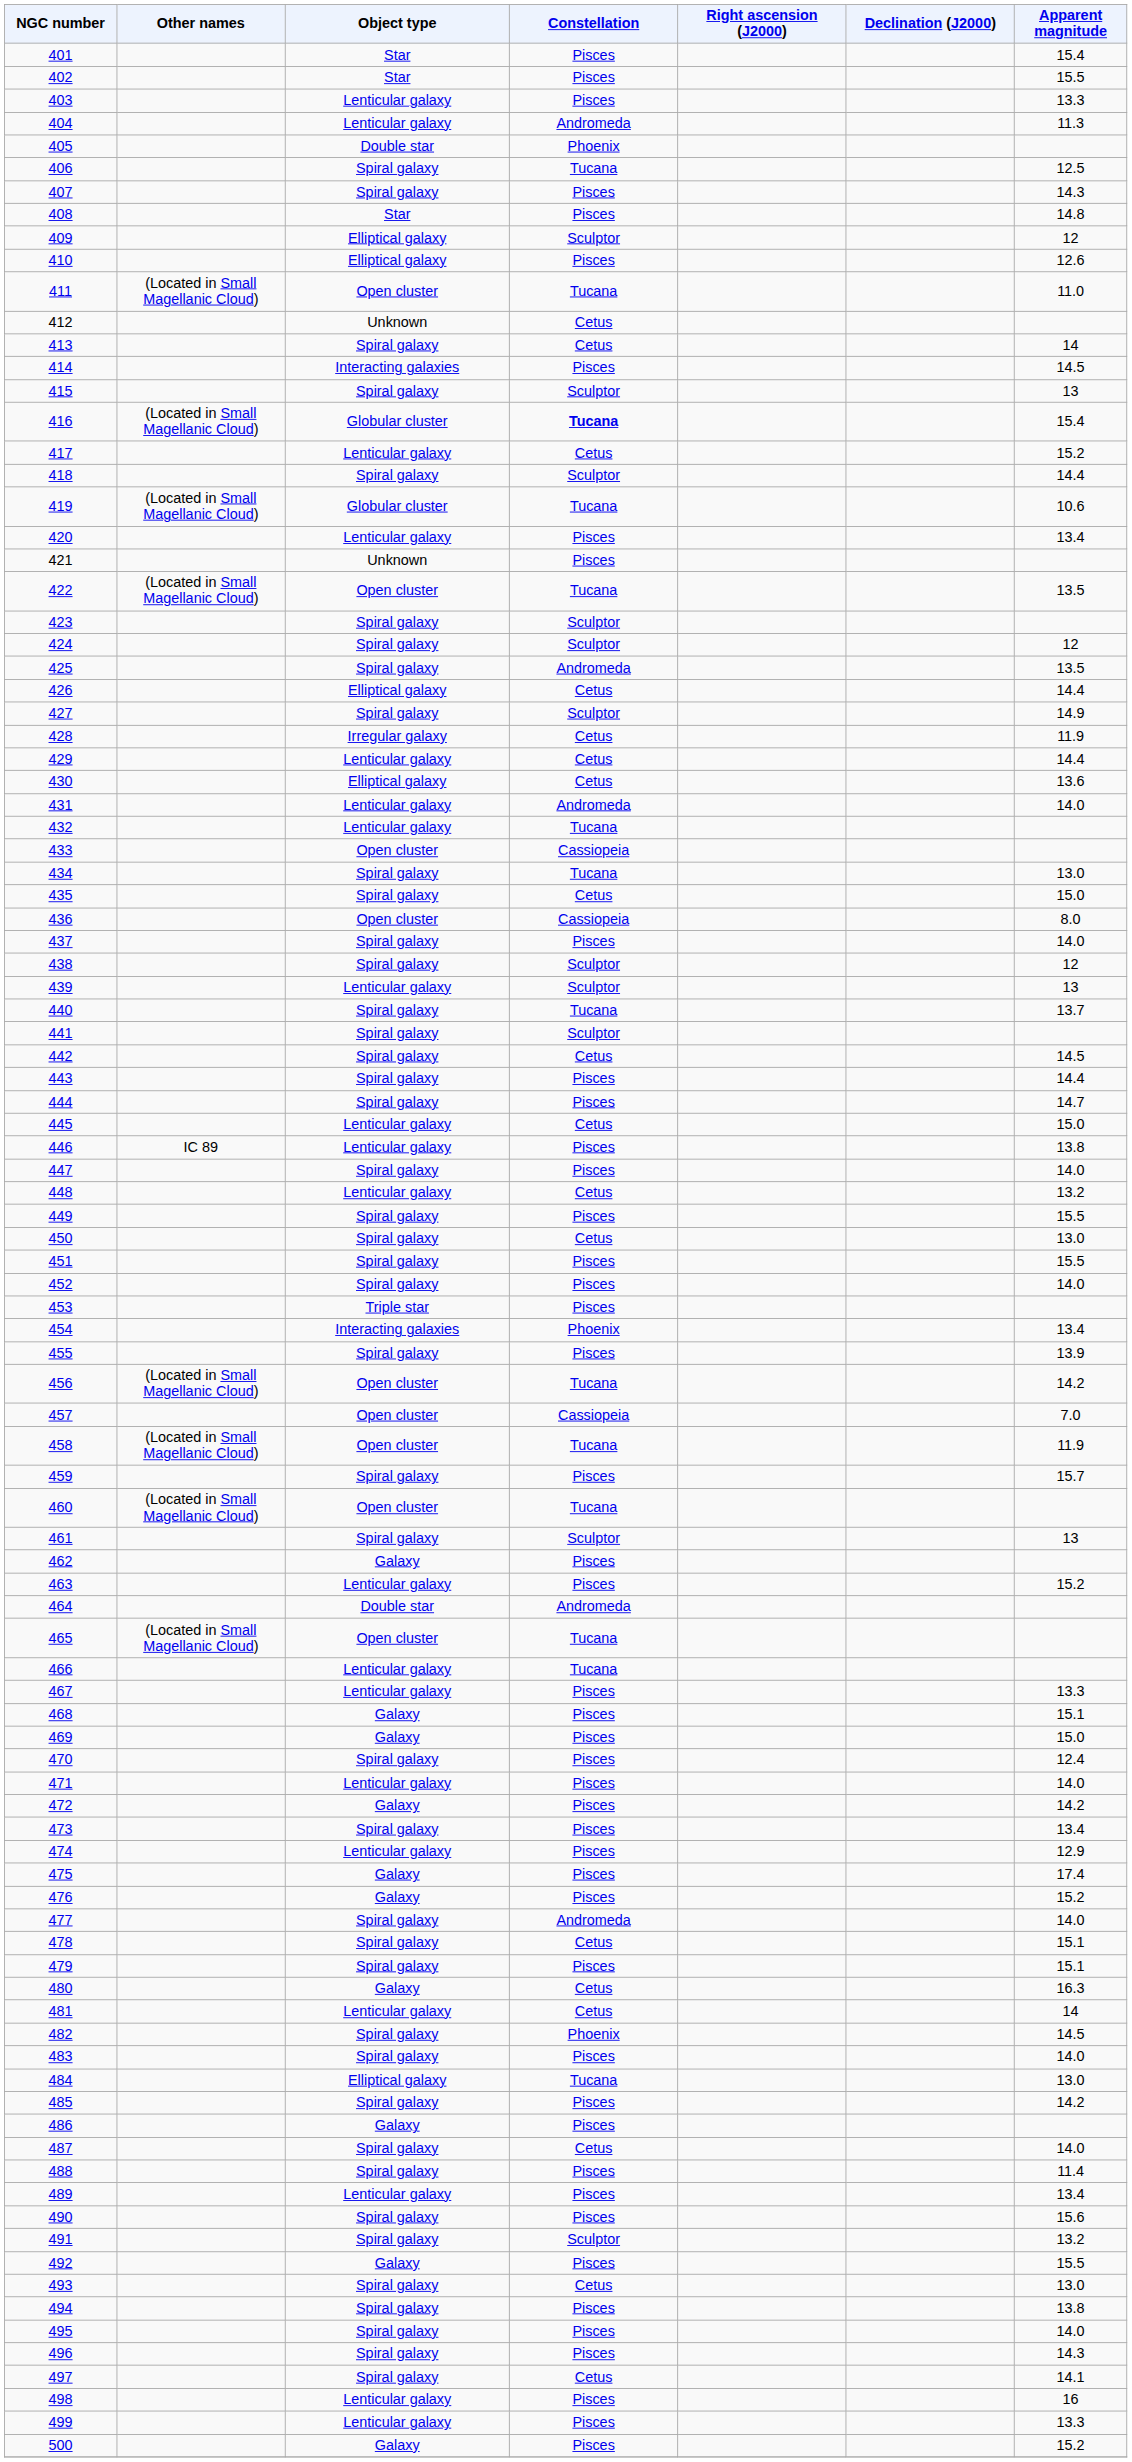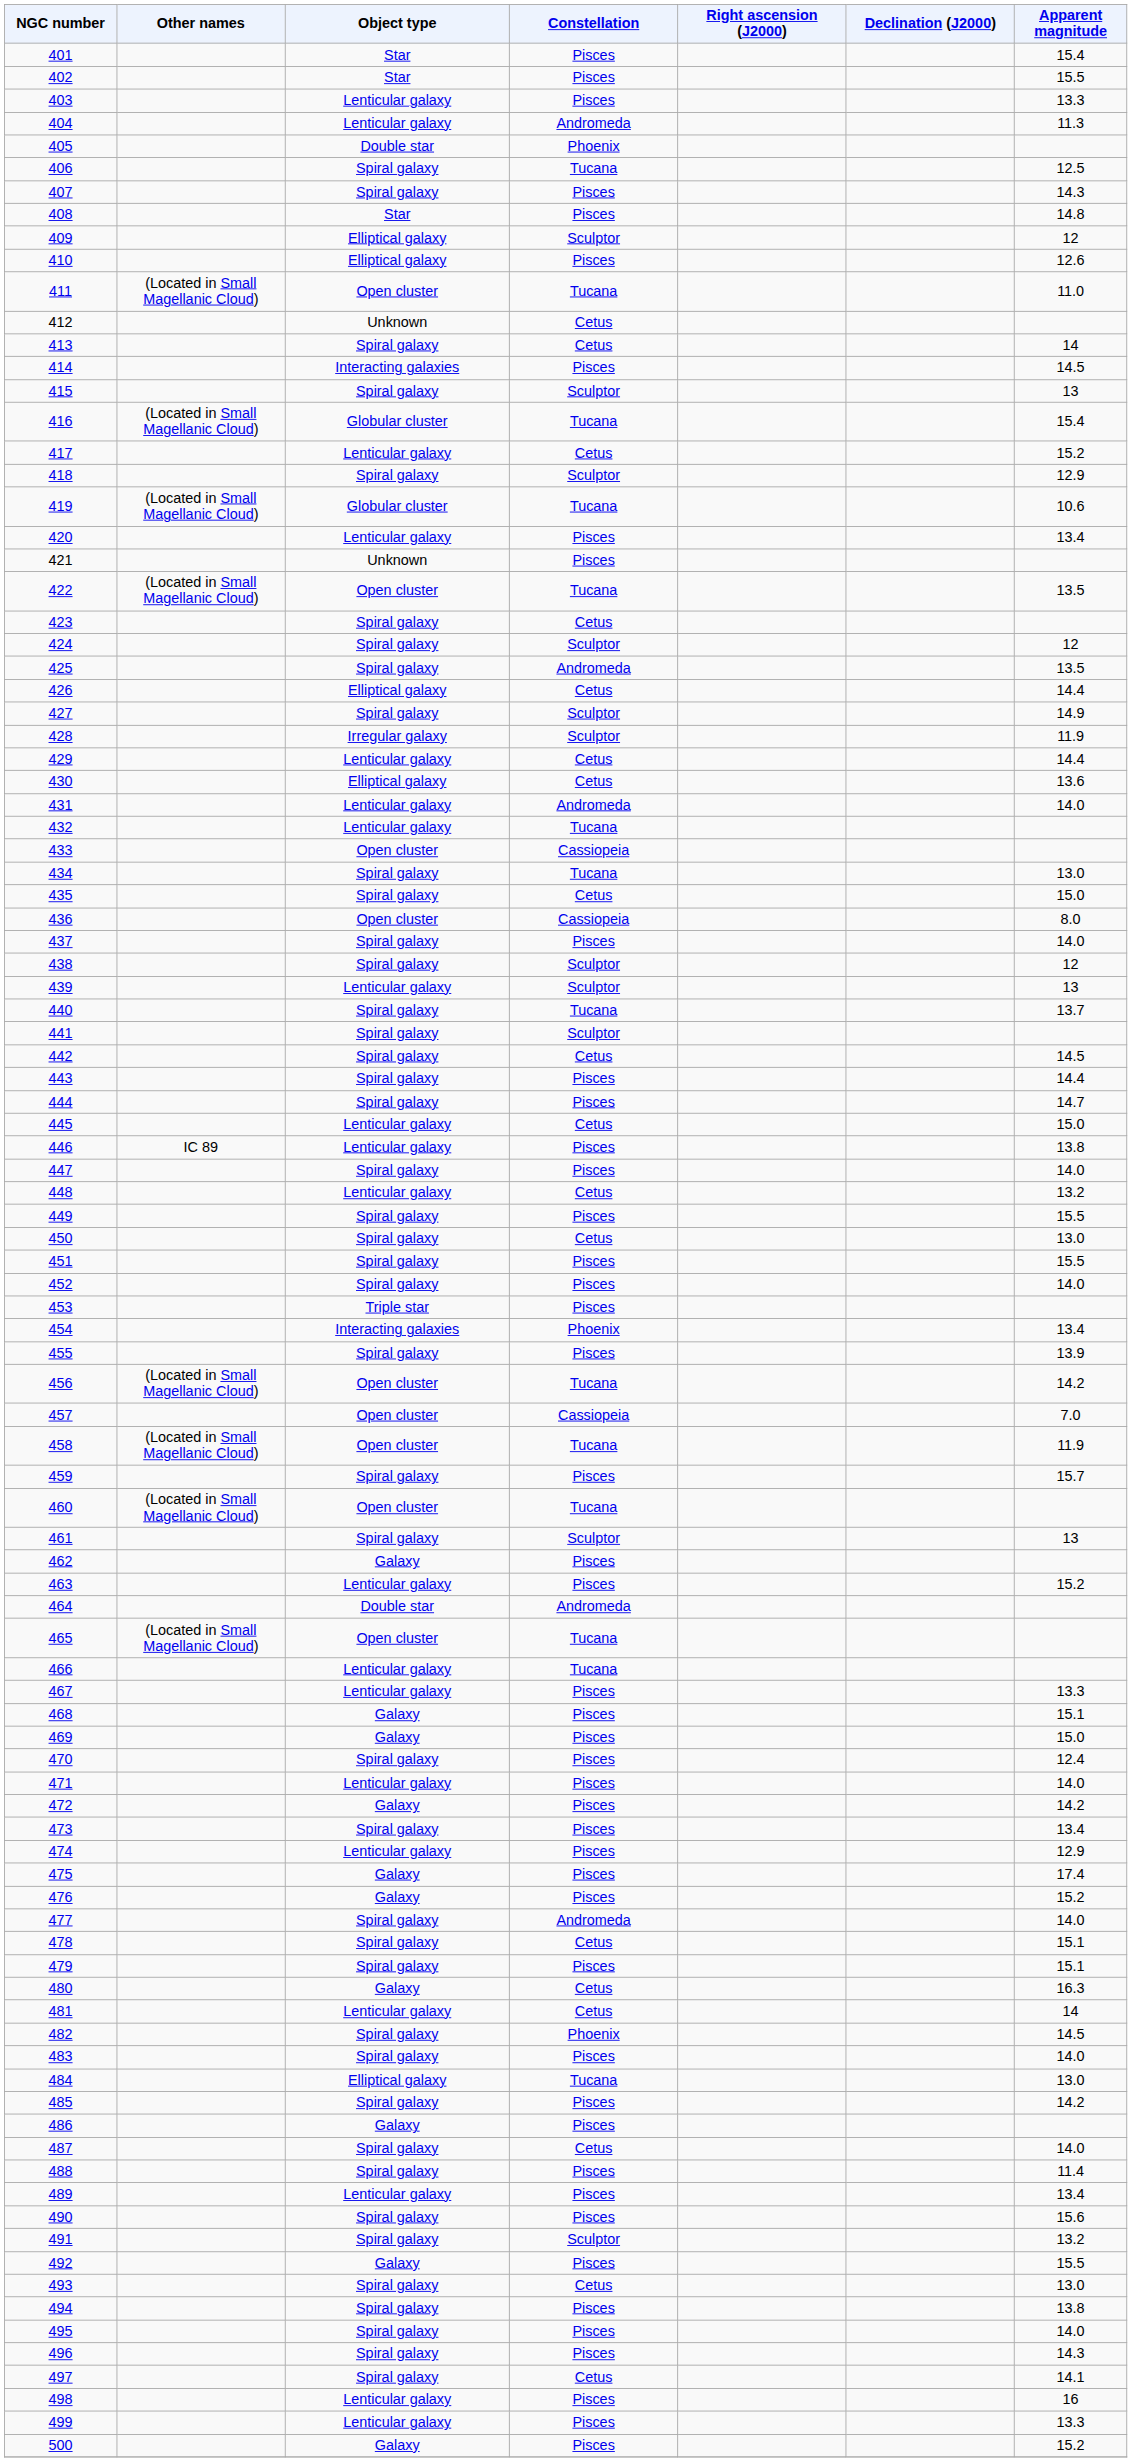(594, 421) bold -> (594, 421) normal
(1071, 475) 14.4 -> (1071, 475) 12.9
(594, 622) Sculptor -> (594, 622) Cetus
(594, 736) Cetus -> (594, 736) Sculptor
